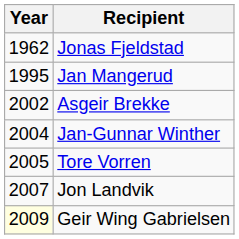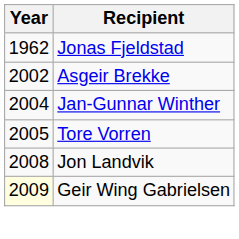- row: (115, 76)
(29, 190) 2007 -> (29, 162) 2008
